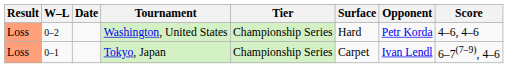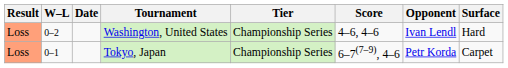columns swapped: (357, 13) <-> (469, 13)
(407, 32) Petr Korda -> (431, 32) Ivan Lendl
(407, 52) Ivan Lendl -> (431, 52) Petr Korda
